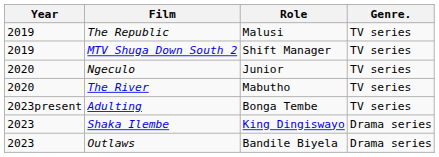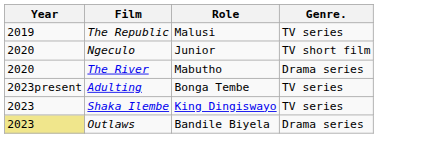- row: (162, 51)
(381, 69) TV series -> (326, 51) TV short film
(381, 87) TV series -> (323, 69) Drama series
(391, 124) Drama series -> (313, 106) TV series
(21, 143) no background -> (21, 124) khaki background
